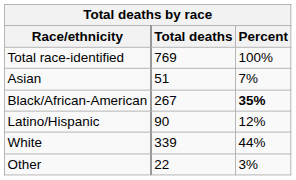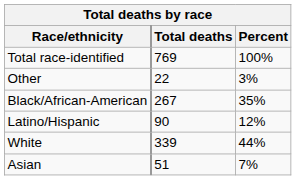rows swapped: (24, 79) <-> (24, 164)
(252, 100) bold -> (252, 100) normal
